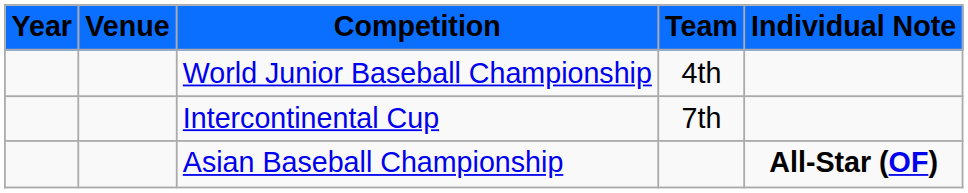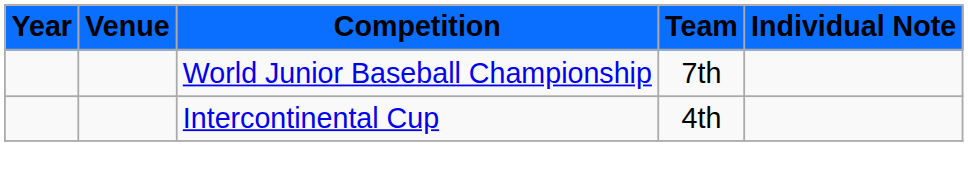(701, 72) 4th -> (701, 72) 7th
(701, 118) 7th -> (701, 118) 4th
- row: (373, 163)
